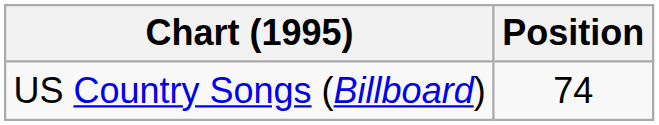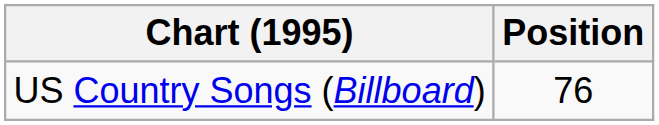(573, 90) 74 -> (573, 90) 76
